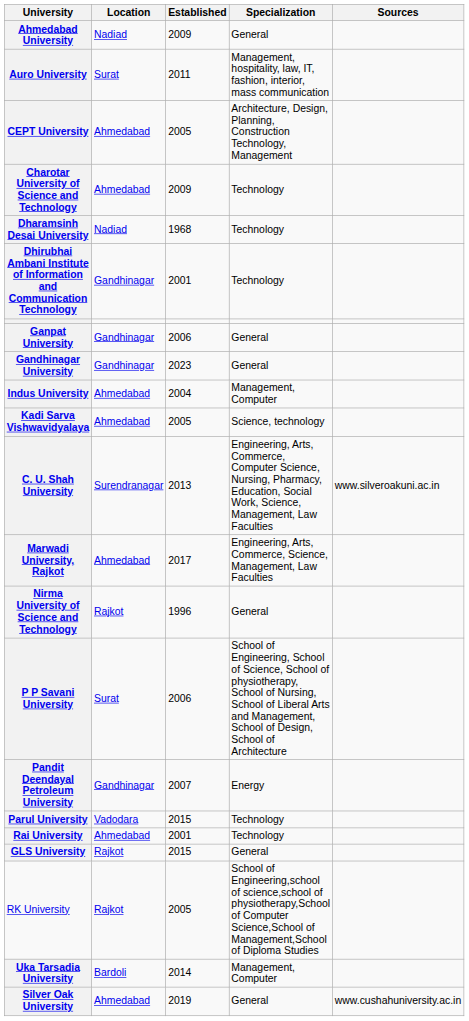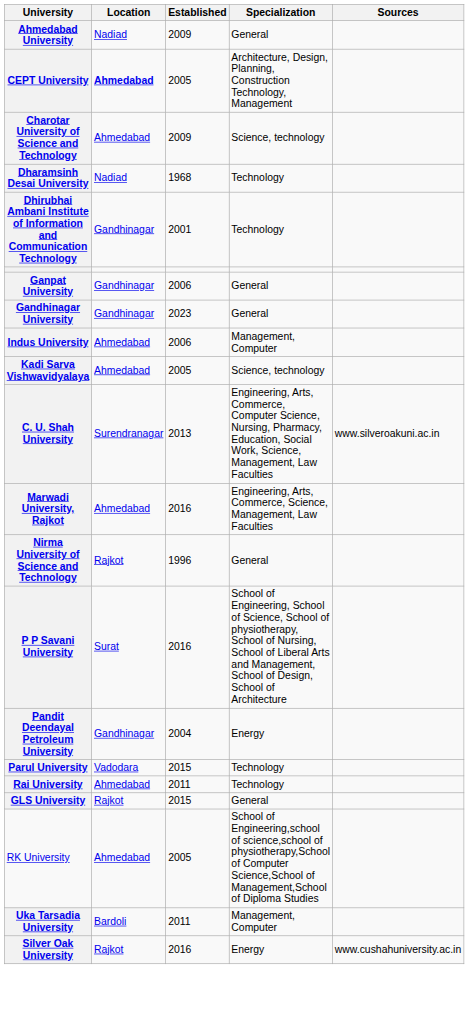- row: (48, 74)
(122, 132) normal -> (124, 80) bold
(258, 189) Technology -> (278, 138) Science, technology
(180, 394) 2004 -> (180, 342) 2006
(180, 560) 2017 -> (180, 509) 2016
(180, 698) 2006 -> (180, 647) 2016
(180, 785) 2007 -> (180, 734) 2004
(180, 836) 2001 -> (179, 784) 2011
(109, 910) Rajkot -> (122, 858) Ahmedabad
(180, 973) 2014 -> (179, 921) 2011
(122, 1001) Ahmedabad -> (109, 949) Rajkot
(180, 1001) 2019 -> (180, 949) 2016
(250, 1001) General -> (248, 949) Energy
